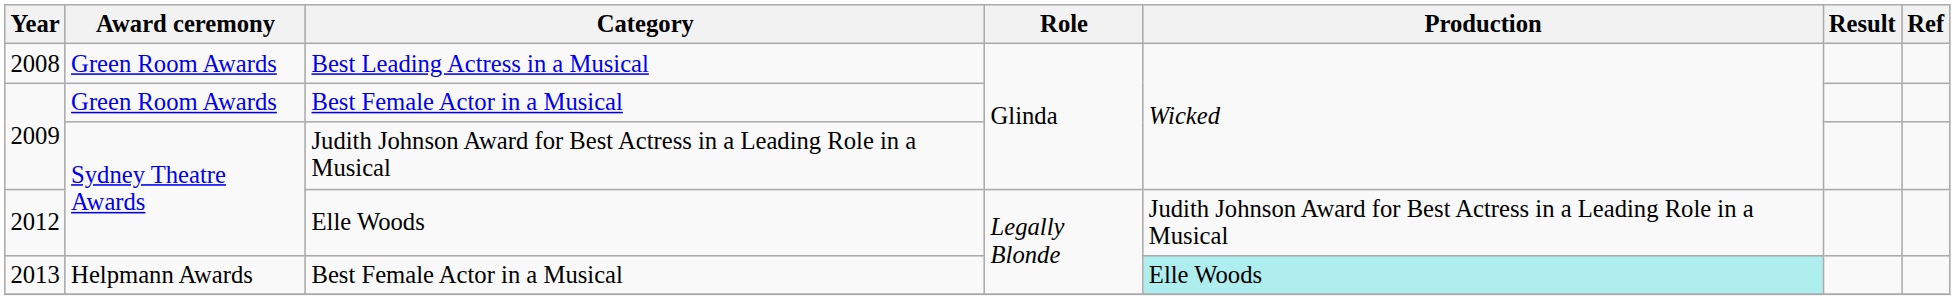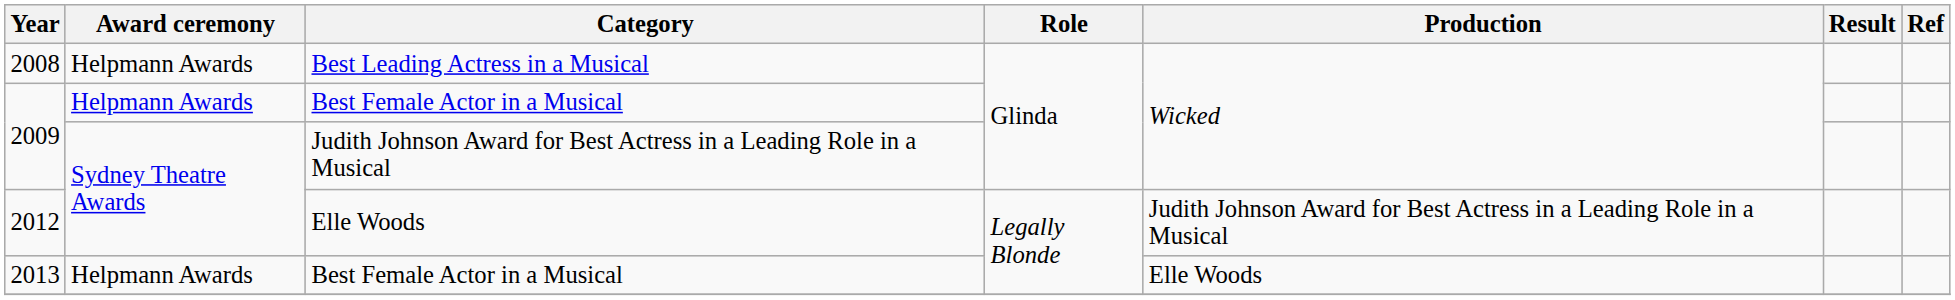(174, 63) Green Room Awards -> (162, 63) Helpmann Awards
(174, 102) Green Room Awards -> (162, 102) Helpmann Awards
(1205, 274) paleturquoise background -> (1205, 274) no background
